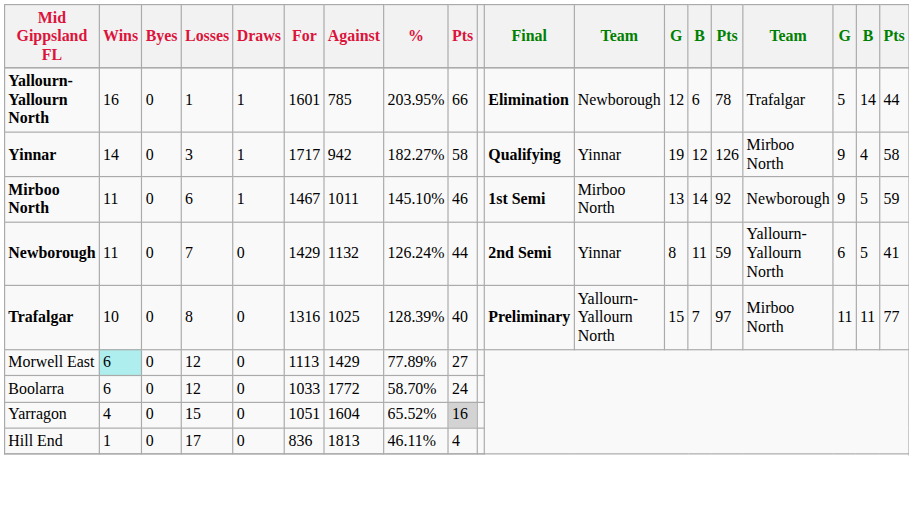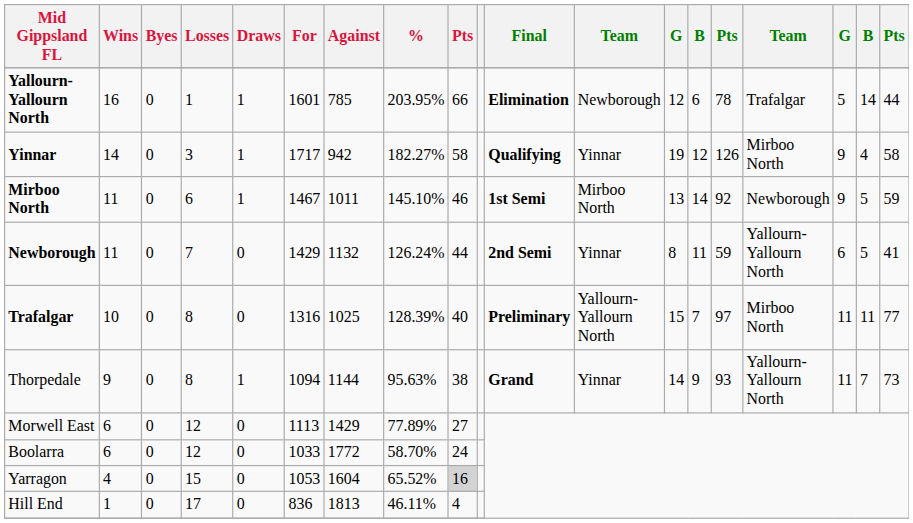+ row: (45, 380)
(107, 361) paleturquoise background -> (107, 425) no background
(304, 414) 1051 -> (304, 478) 1053
